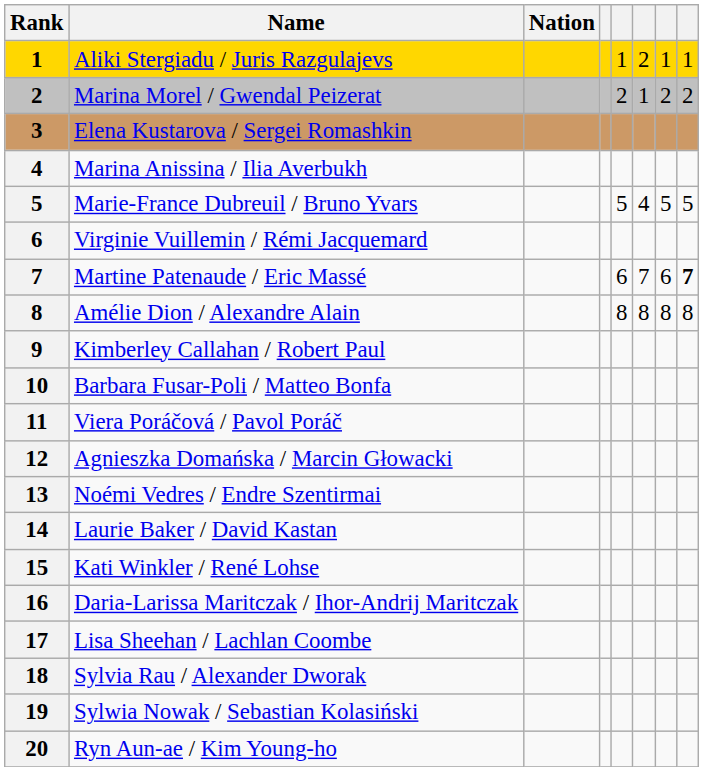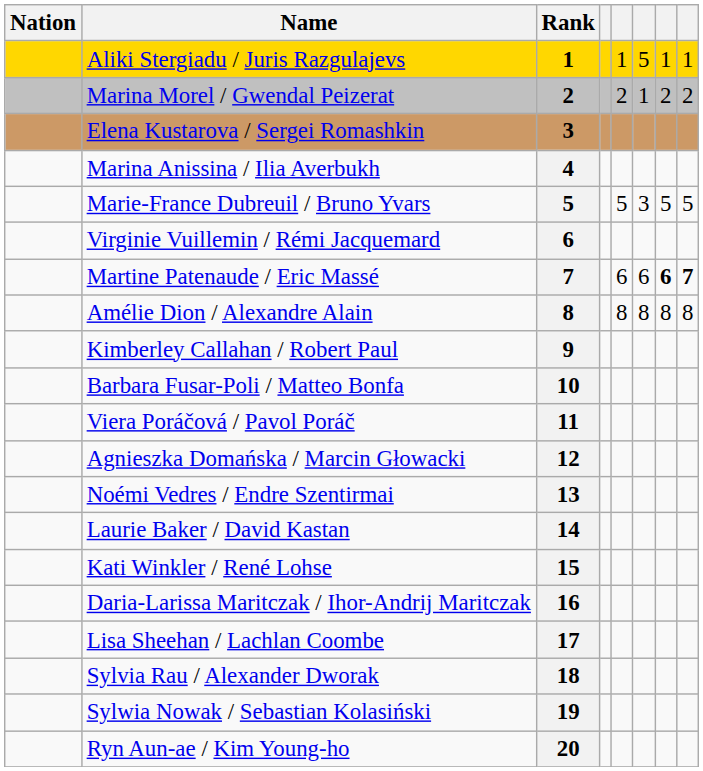columns swapped: (37, 22) <-> (562, 22)
(644, 58) 2 -> (644, 58) 5
(644, 204) 4 -> (644, 204) 3
(644, 276) 7 -> (644, 276) 6
(666, 276) normal -> (666, 276) bold
